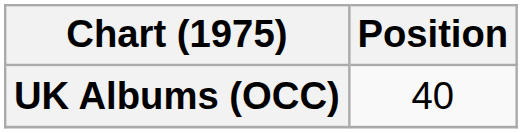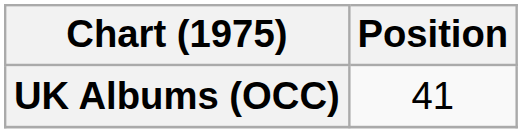(433, 95) 40 -> (433, 95) 41
